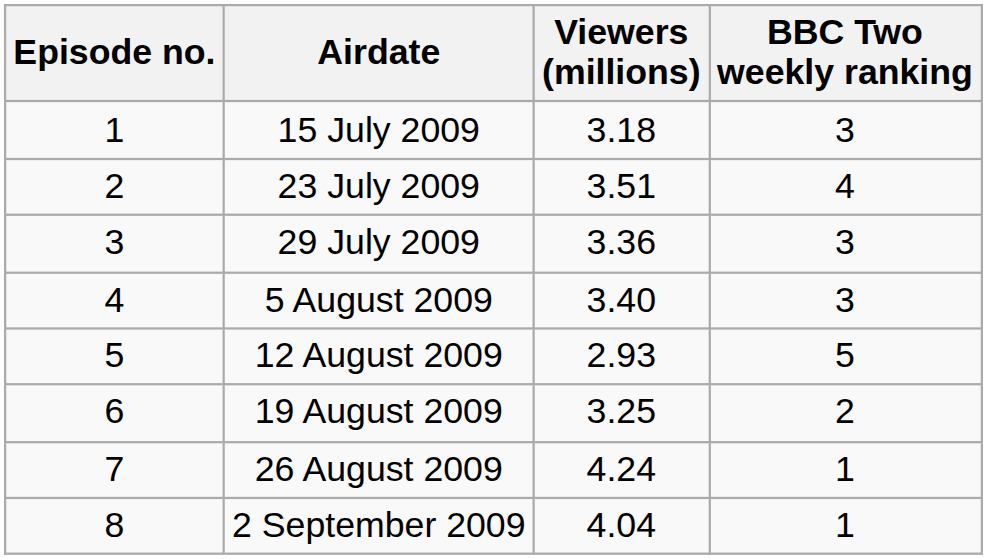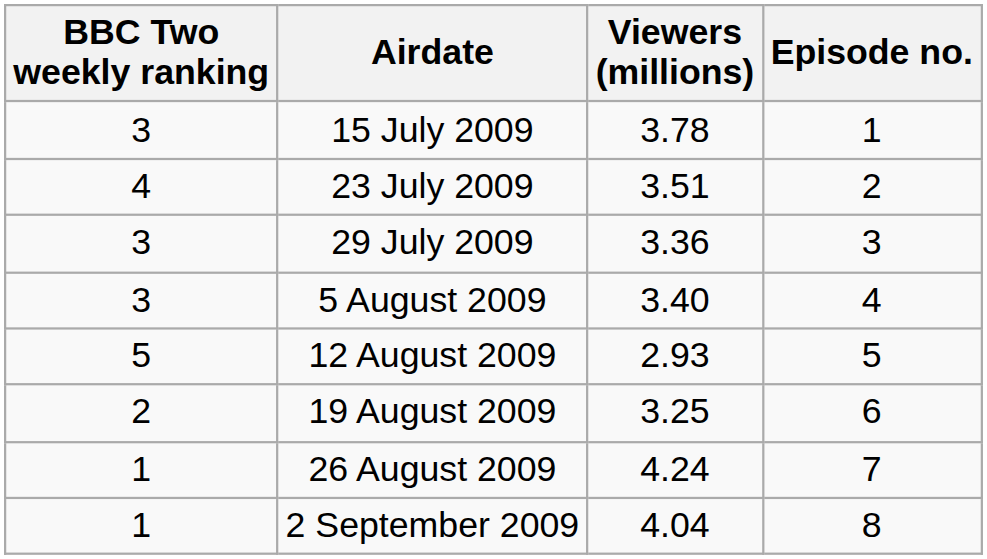columns swapped: (114, 52) <-> (845, 52)
(621, 129) 3.18 -> (675, 129) 3.78
